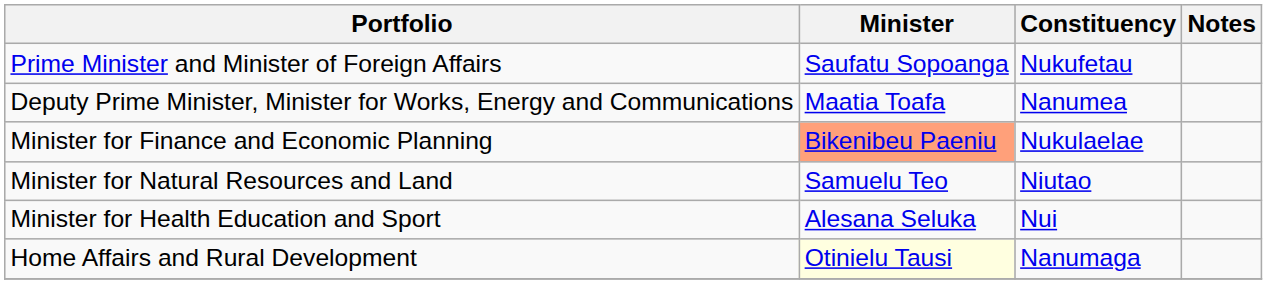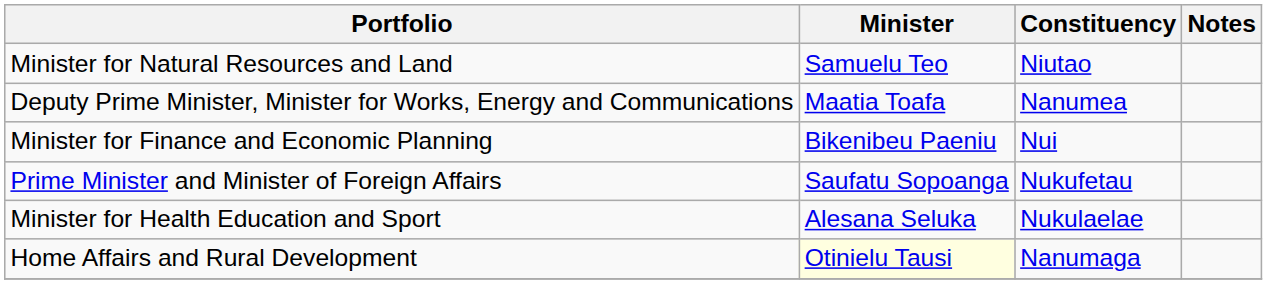rows swapped: (256, 63) <-> (232, 180)
(901, 141) lightsalmon background -> (901, 141) no background
(1082, 141) Nukulaelae -> (1039, 141) Nui
(1039, 219) Nui -> (1082, 219) Nukulaelae
